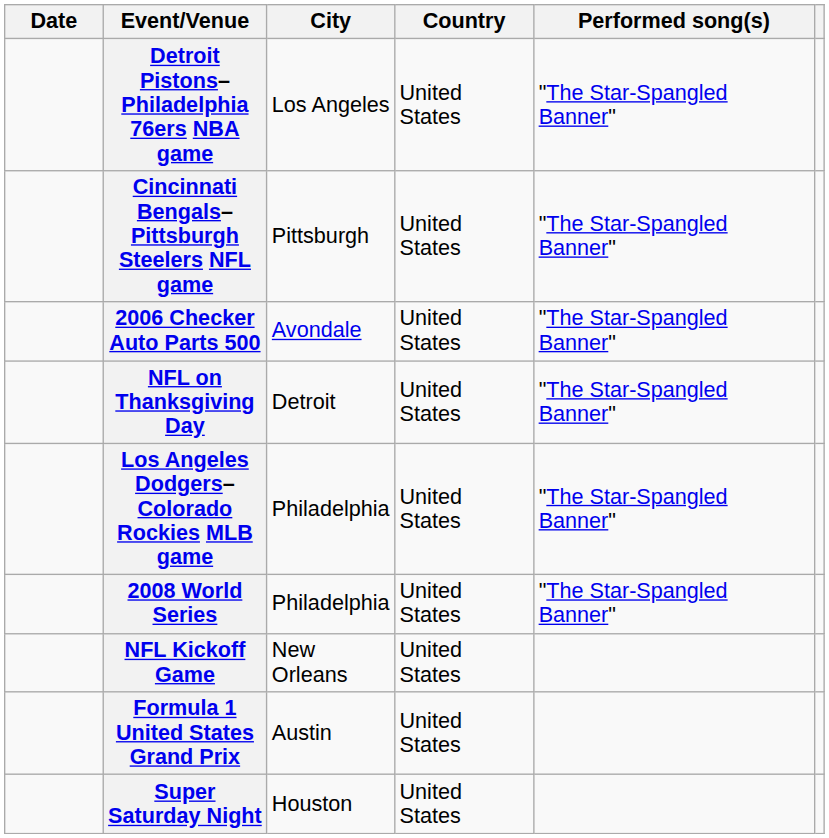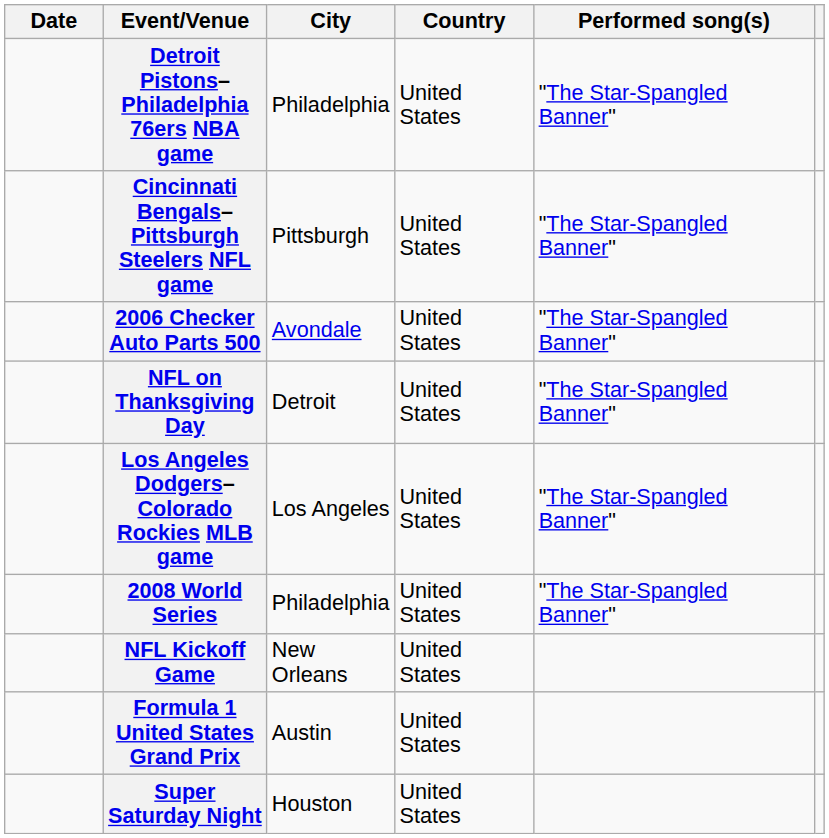(331, 104) Los Angeles -> (331, 104) Philadelphia
(331, 508) Philadelphia -> (331, 508) Los Angeles
